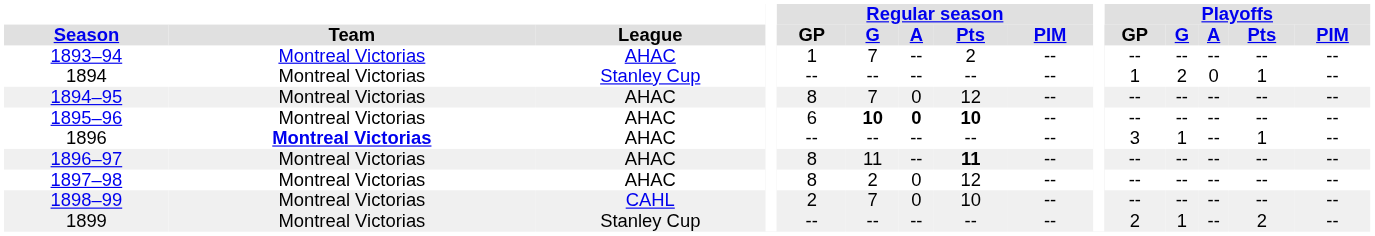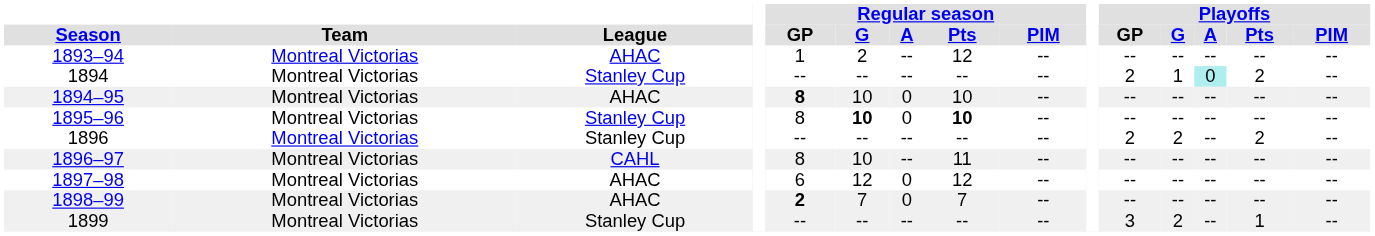(873, 55) 7 -> (862, 55) 2
(971, 55) 2 -> (962, 55) 12
(1135, 76) 1 -> (1130, 76) 2
(1182, 76) 2 -> (1178, 76) 1
(1214, 76) no background -> (1210, 76) paleturquoise background
(1262, 76) 1 -> (1260, 76) 2
(812, 97) normal -> (800, 97) bold
(873, 97) 7 -> (862, 97) 10
(971, 97) 12 -> (962, 97) 10
(650, 117) AHAC -> (635, 117) Stanley Cup
(812, 117) 6 -> (800, 117) 8
(916, 117) bold -> (907, 117) normal
(352, 138) bold -> (345, 138) normal
(650, 138) AHAC -> (635, 138) Stanley Cup
(1135, 138) 3 -> (1130, 138) 2
(1182, 138) 1 -> (1178, 138) 2
(1262, 138) 1 -> (1260, 138) 2
(650, 159) AHAC -> (635, 159) CAHL
(873, 159) 11 -> (862, 159) 10
(971, 159) bold -> (962, 159) normal
(812, 179) 8 -> (800, 179) 6
(873, 179) 2 -> (862, 179) 12
(650, 200) CAHL -> (635, 200) AHAC
(812, 200) normal -> (800, 200) bold
(971, 200) 10 -> (962, 200) 7
(1135, 221) 2 -> (1130, 221) 3
(1182, 221) 1 -> (1178, 221) 2
(1262, 221) 2 -> (1260, 221) 1
